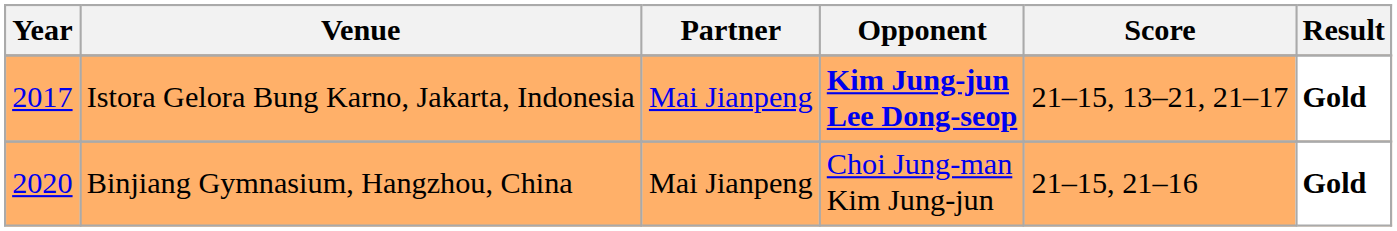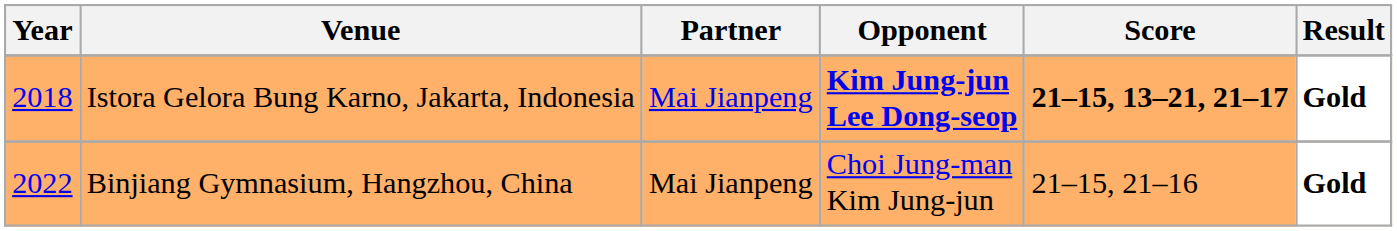(42, 97) 2017 -> (42, 97) 2018
(1160, 97) normal -> (1160, 97) bold
(42, 183) 2020 -> (42, 183) 2022
